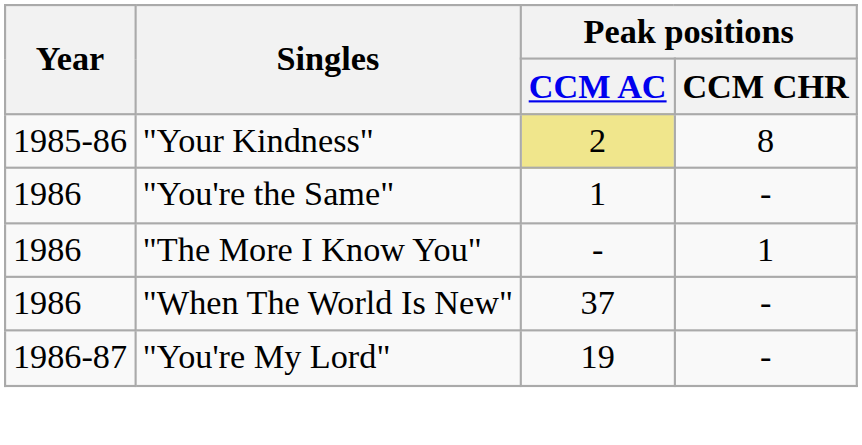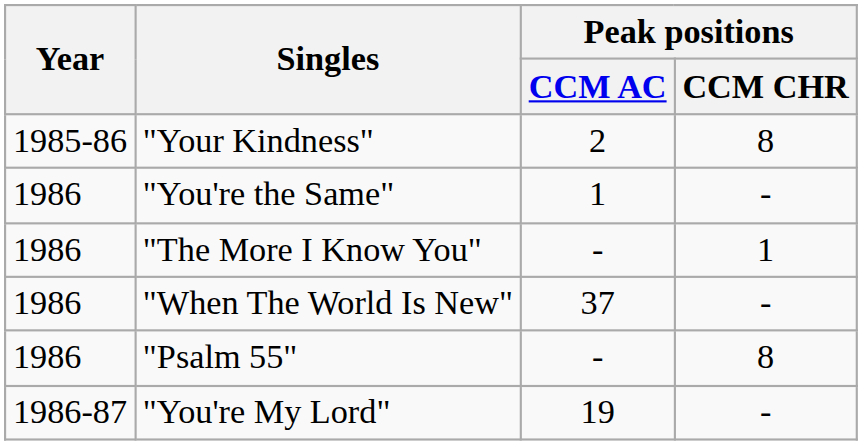(598, 140) khaki background -> (598, 140) no background
+ row: (220, 357)
